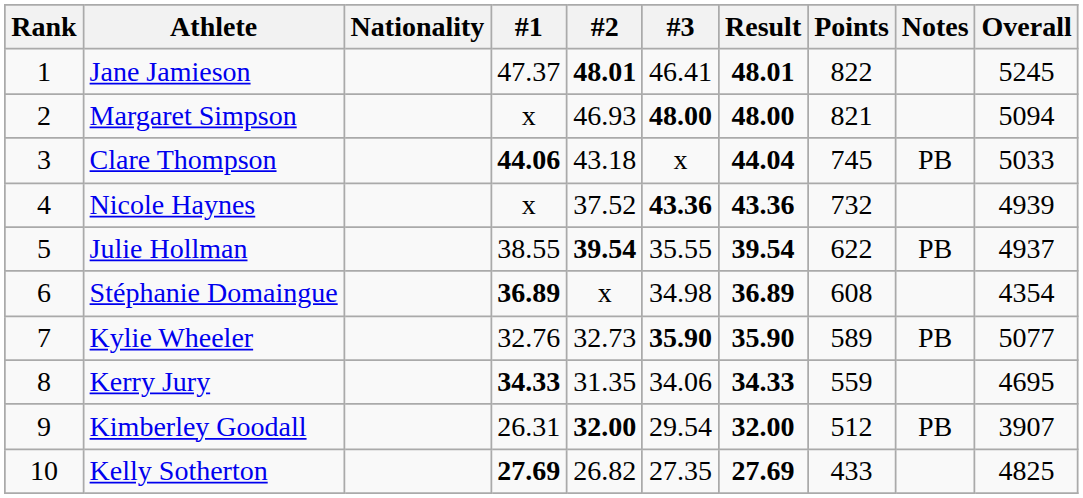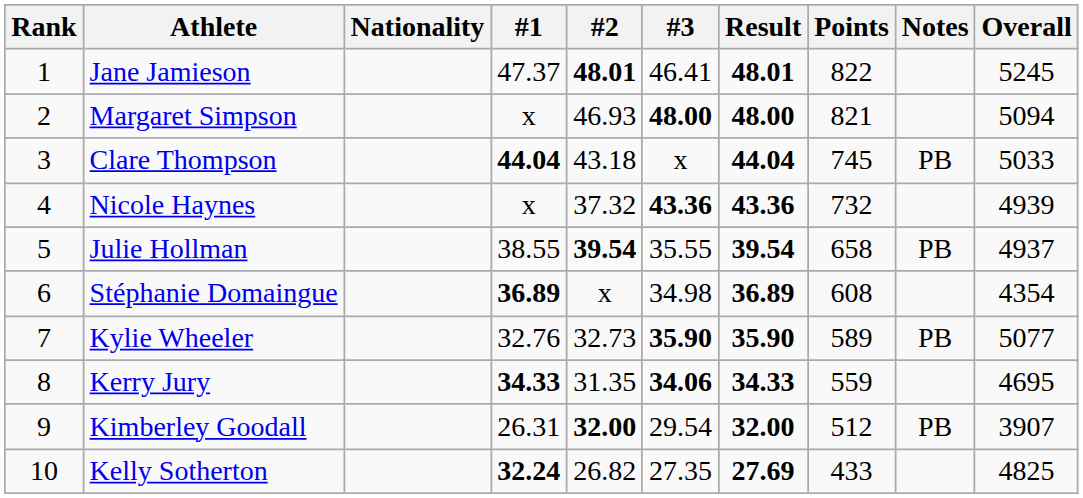(529, 159) 44.06 -> (529, 159) 44.04
(605, 204) 37.52 -> (605, 204) 37.32
(851, 248) 622 -> (851, 248) 658
(681, 381) normal -> (681, 381) bold
(529, 470) 27.69 -> (529, 470) 32.24
